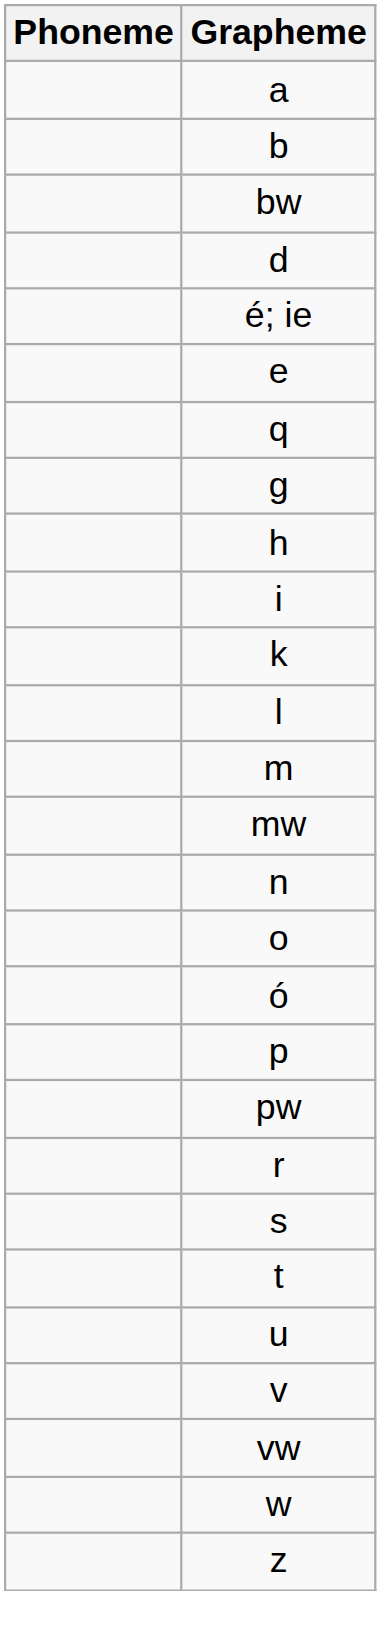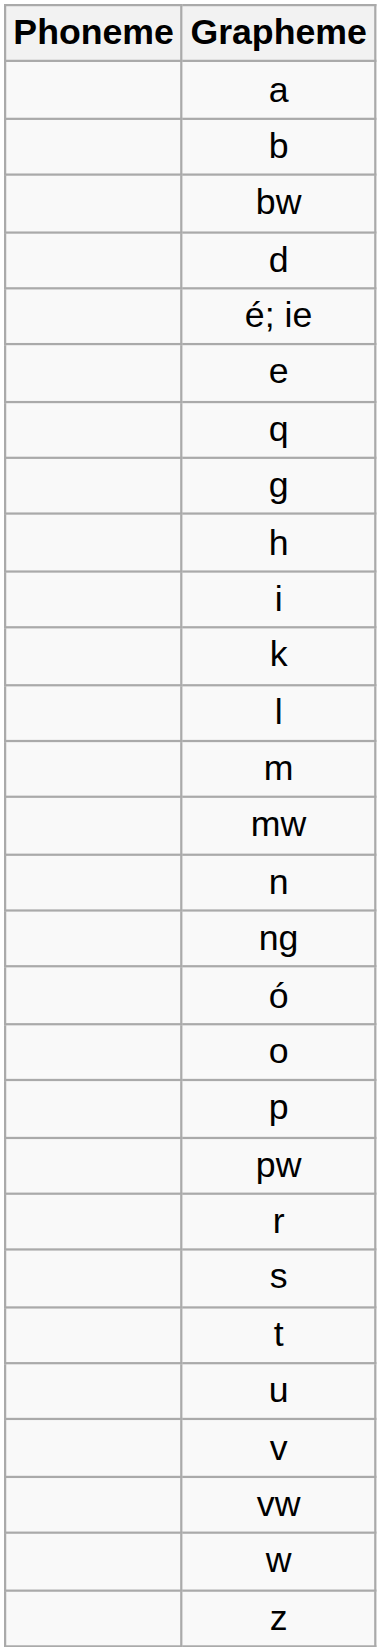+ row: (279, 938)
rows swapped: (279, 994) <-> (279, 938)
